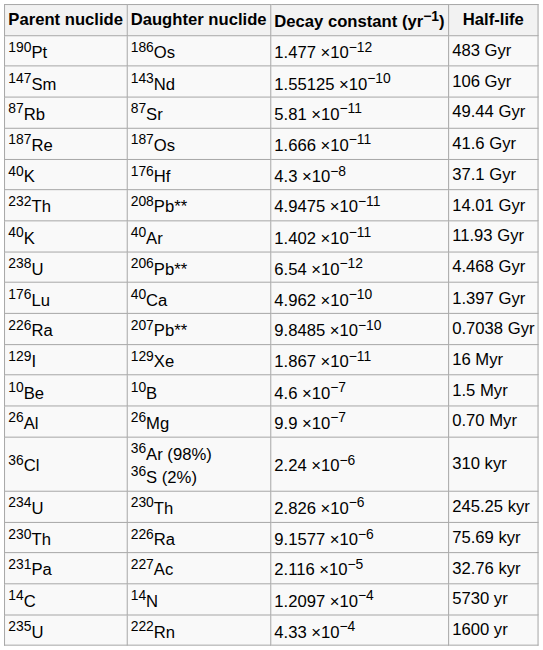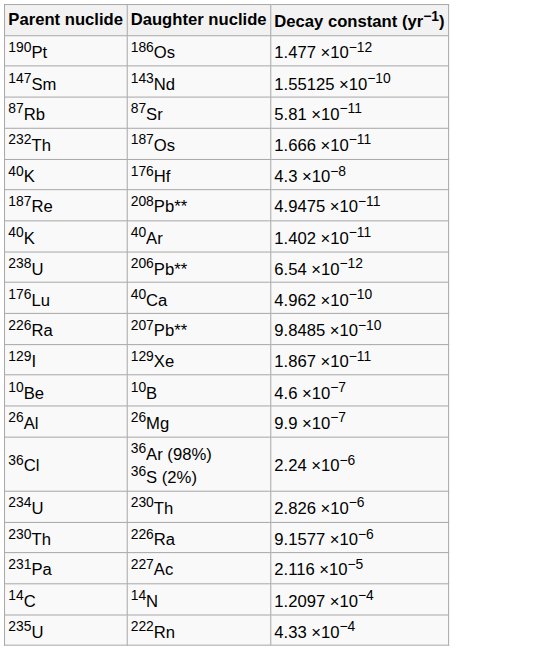- column: (493, 19)
(31, 143) 187Re -> (30, 143) 232Th
(30, 205) 232Th -> (31, 205) 187Re
